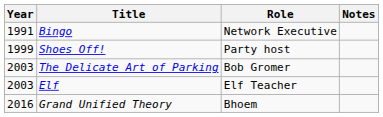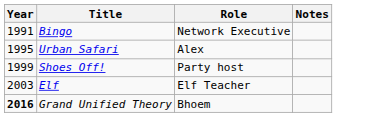+ row: (79, 49)
- row: (129, 67)
(20, 103) normal -> (20, 103) bold
